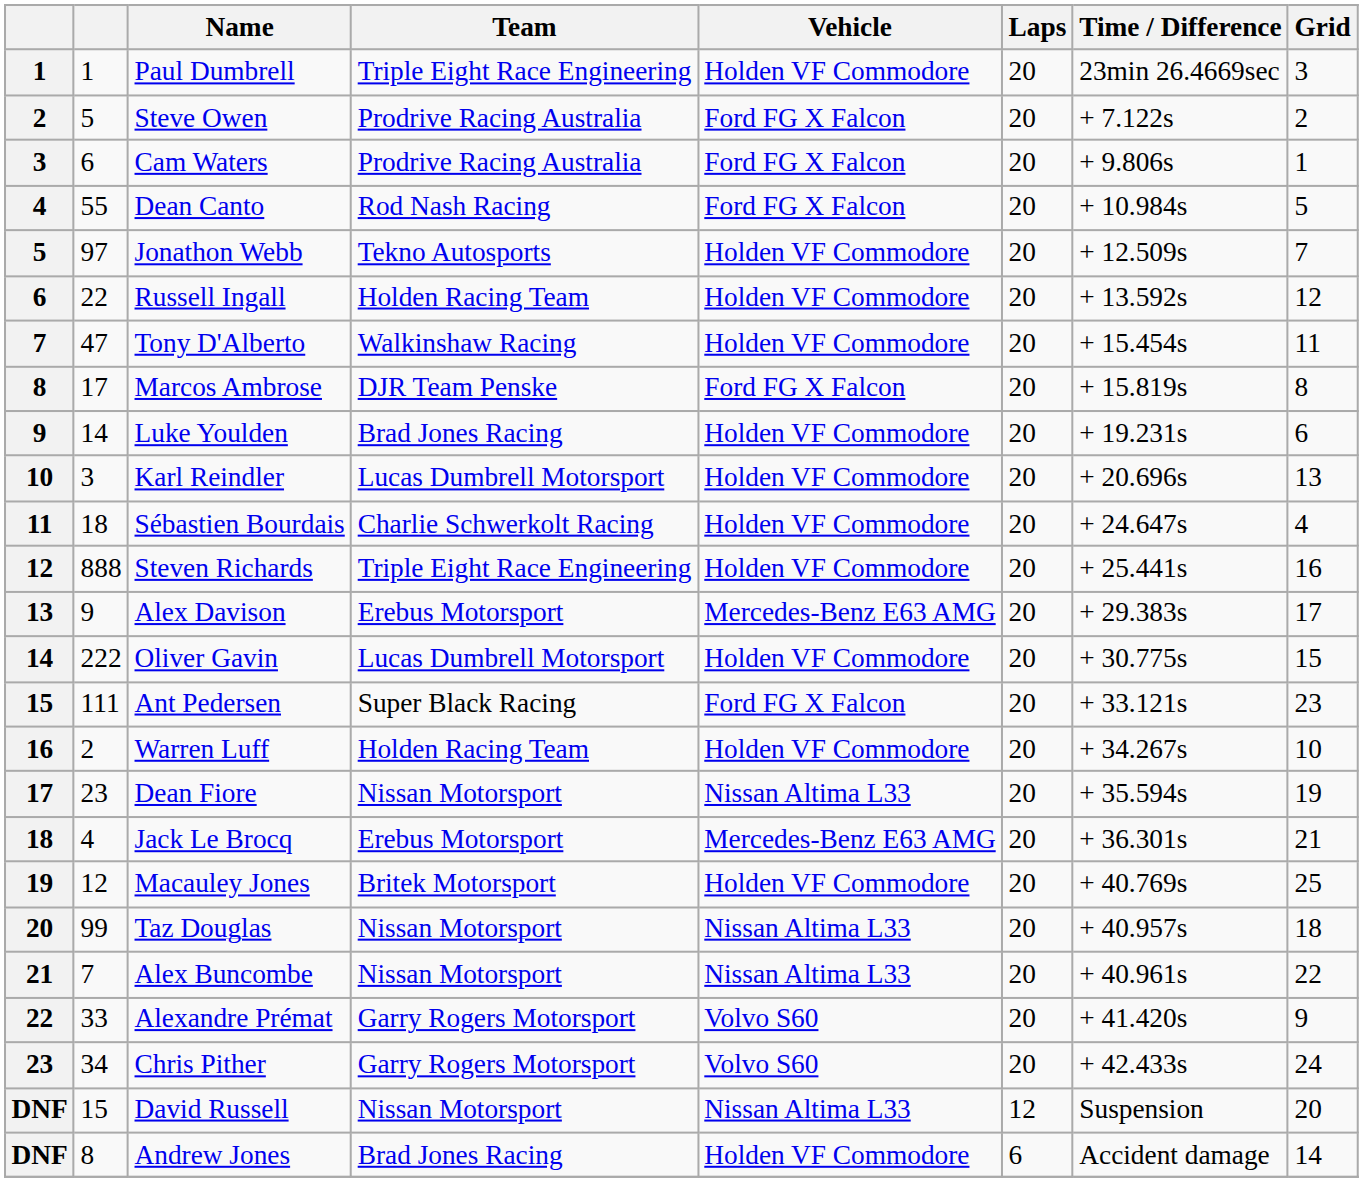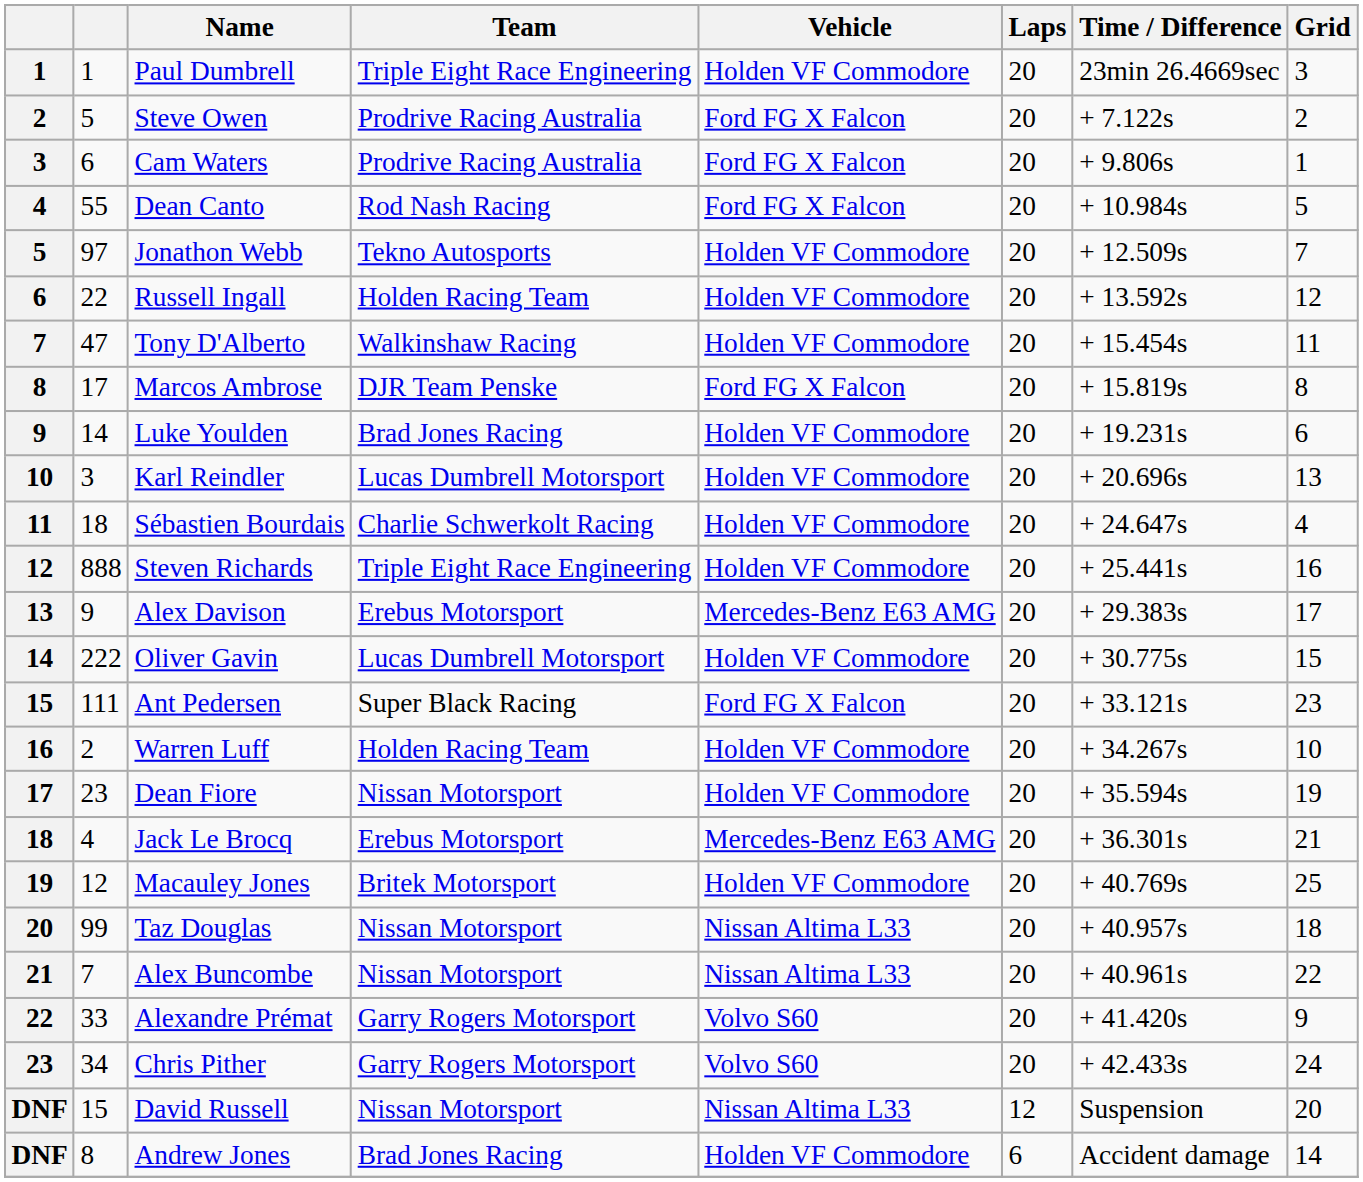(808, 793) Nissan Altima L33 -> (837, 793) Holden VF Commodore
